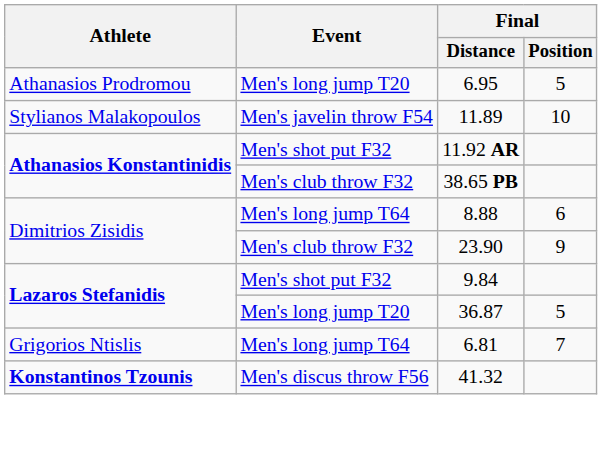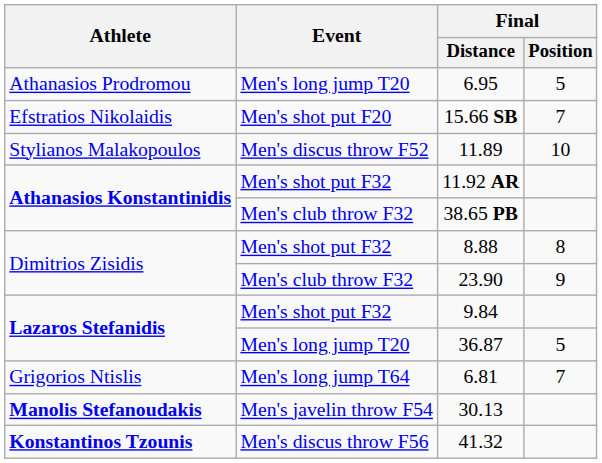+ row: (481, 117)
(337, 117) Men's javelin throw F54 -> (334, 149) Men's discus throw F52
(325, 214) Men's long jump T64 -> (316, 247) Men's shot put F32
(561, 214) 6 -> (561, 247) 8
+ row: (481, 409)
